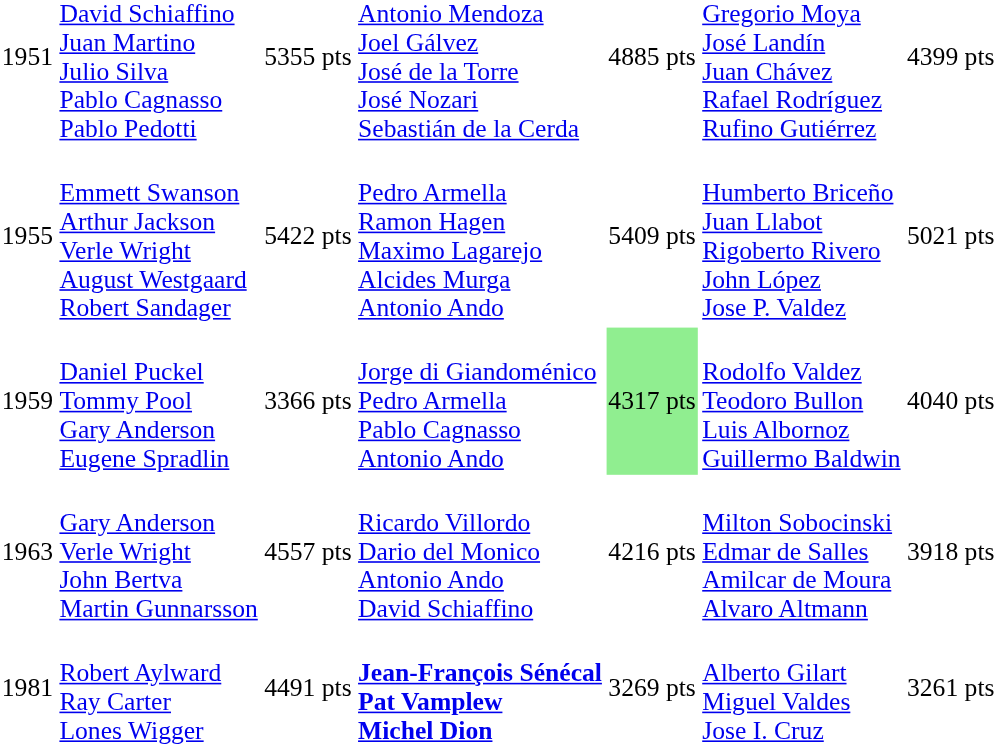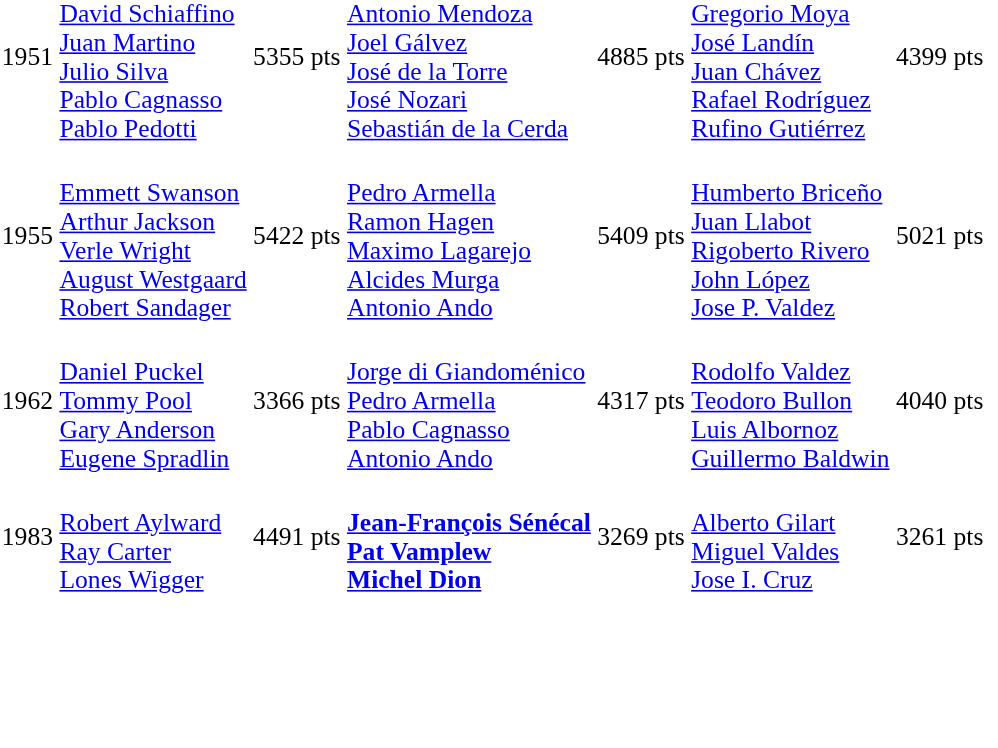(27, 400) 1959 -> (27, 400) 1962
(652, 400) lightgreen background -> (641, 400) no background
- row: (159, 565)
(27, 687) 1981 -> (27, 536) 1983
